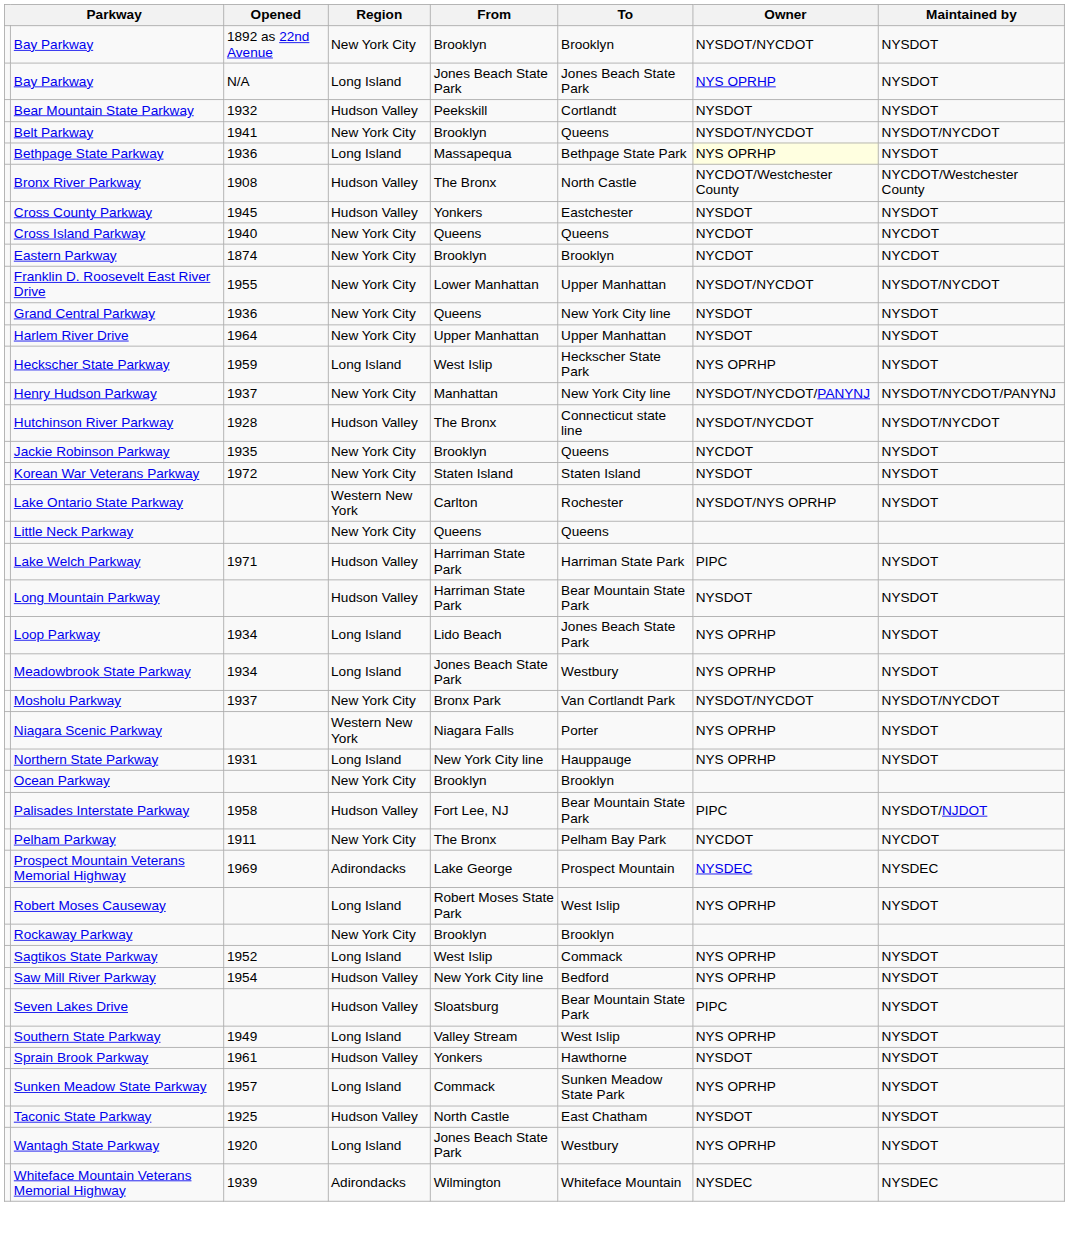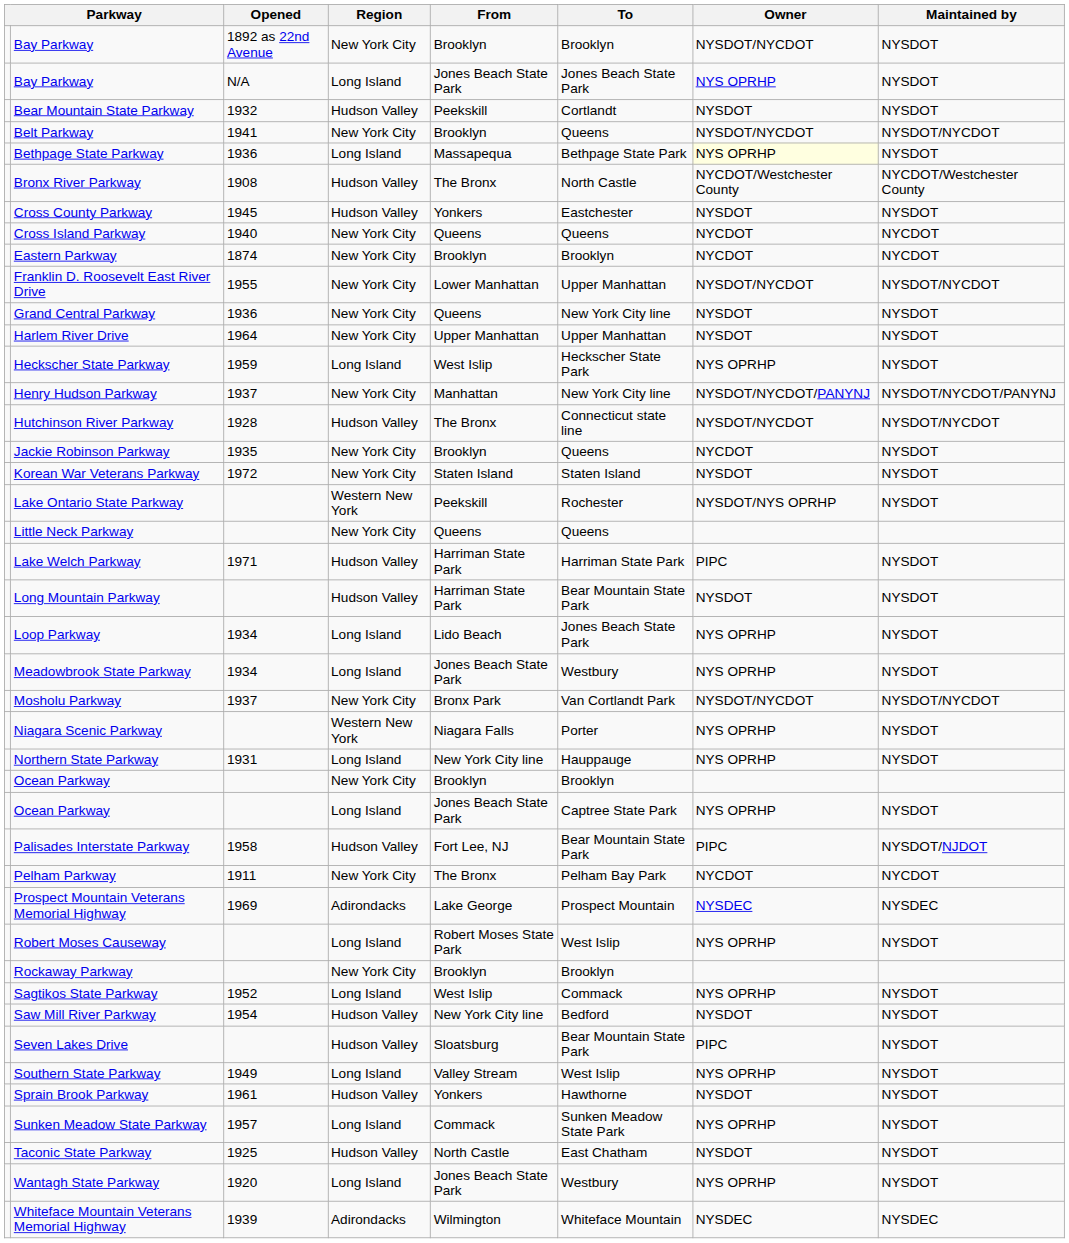(456, 502) Carlton -> (460, 502) Peekskill
+ row: (62, 810)
(736, 978) NYS OPRHP -> (724, 1014) NYSDOT
